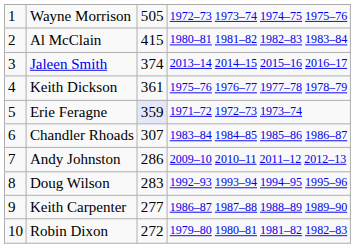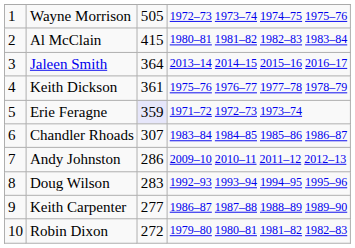(152, 64) 374 -> (152, 64) 364
